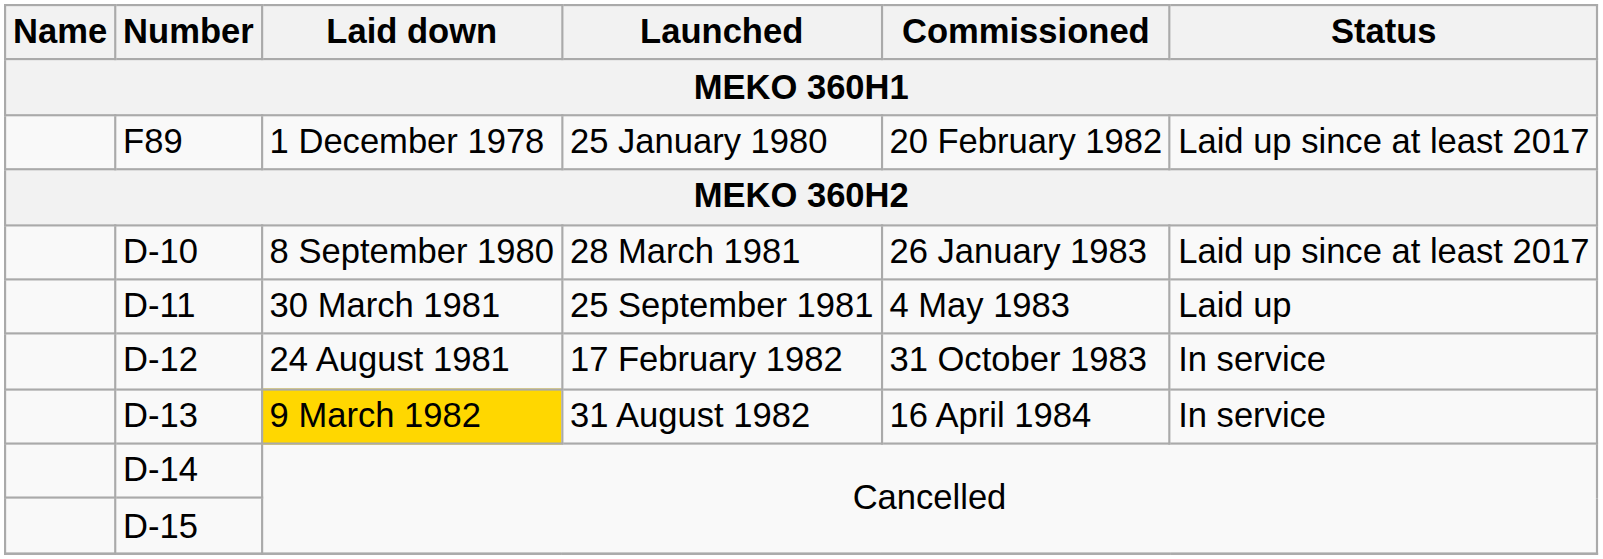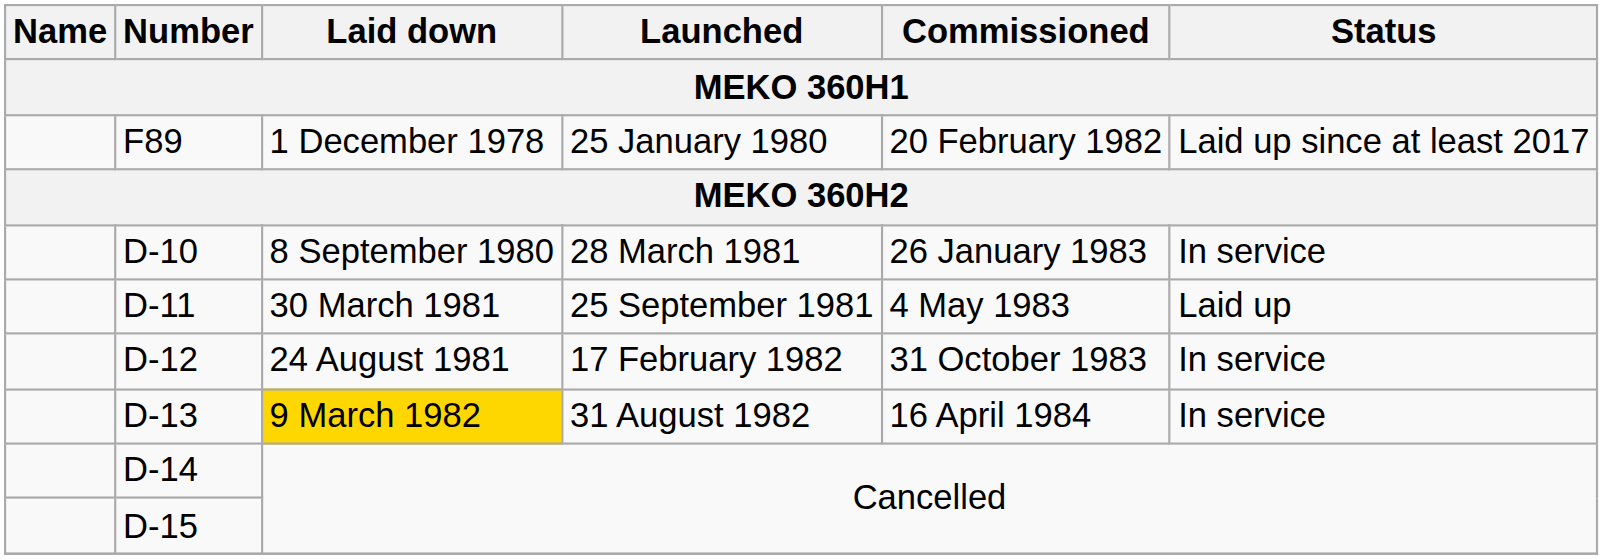(1384, 251) Laid up since at least 2017 -> (1252, 251) In service
